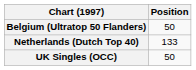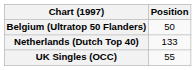(170, 57) 50 -> (170, 57) 55
